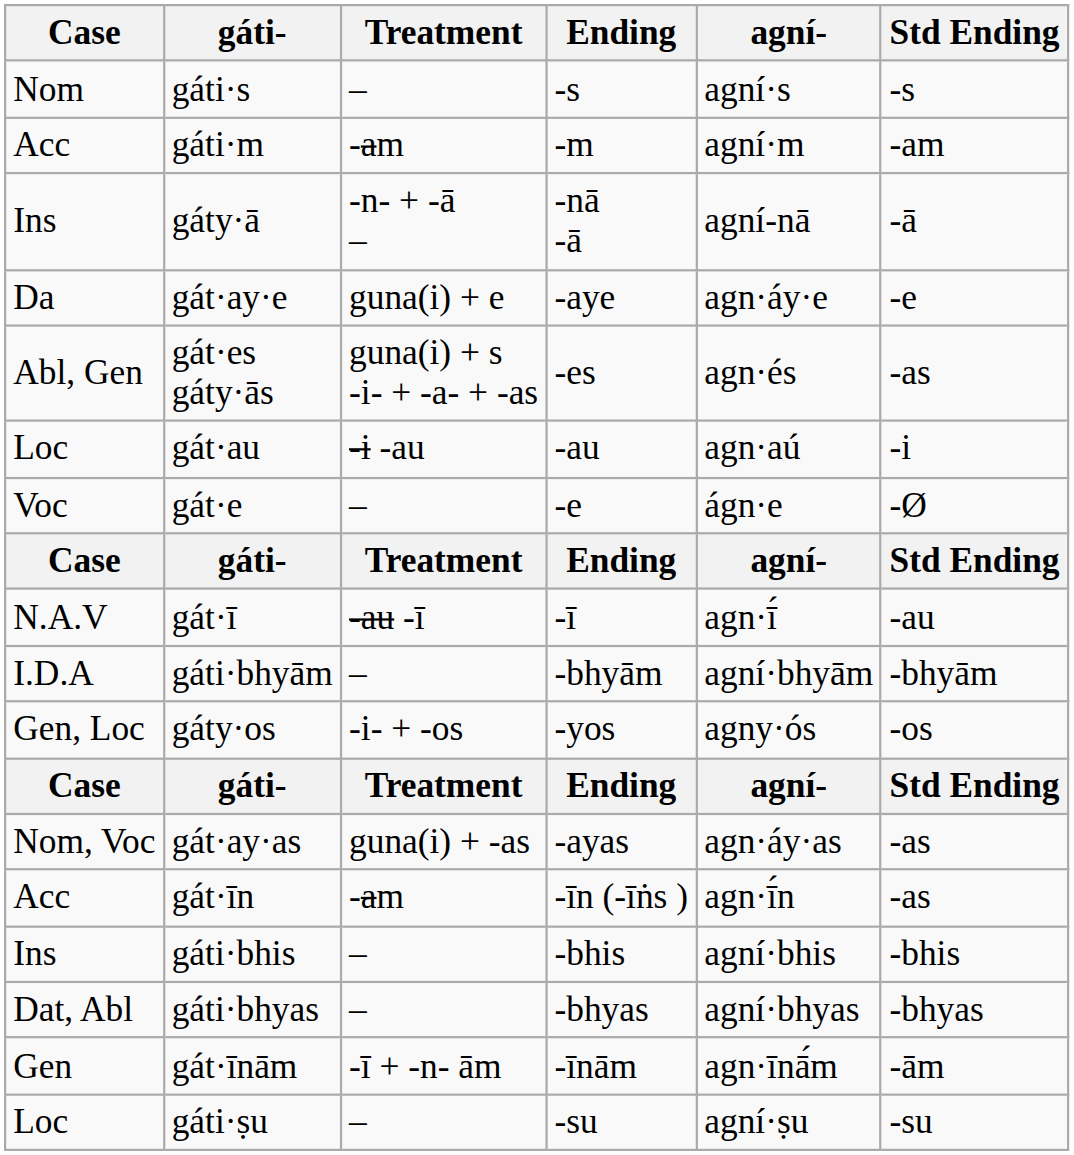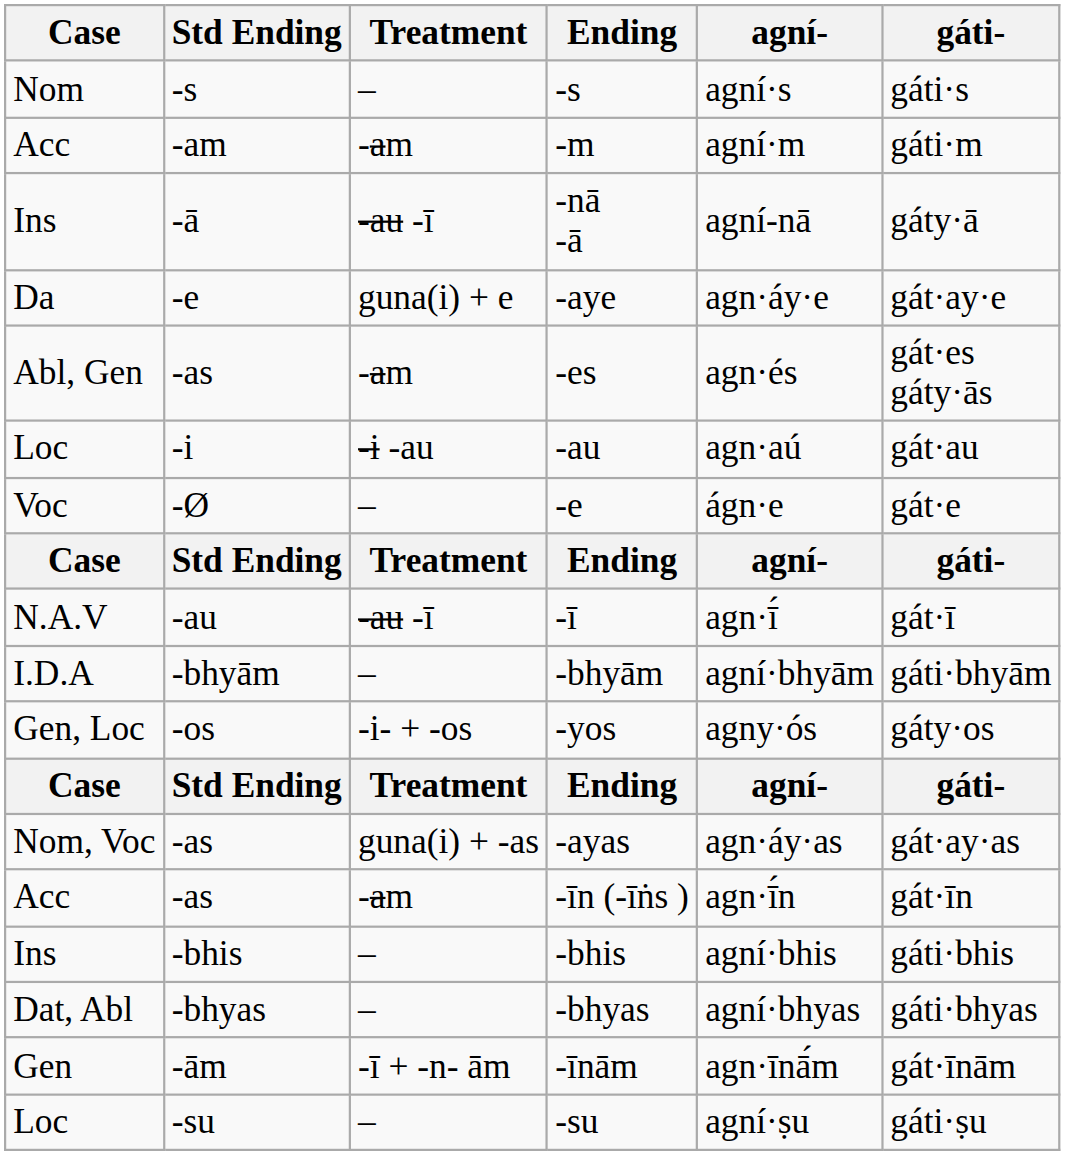columns swapped: (975, 32) <-> (252, 32)
(402, 220) -n- + -ā – -> (396, 220) -au -ī
(444, 372) guna(i) + s -i- + -a- + -as -> (386, 372) -am
